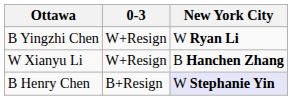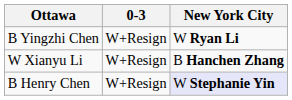(134, 83) B+Resign -> (136, 83) W+Resign
